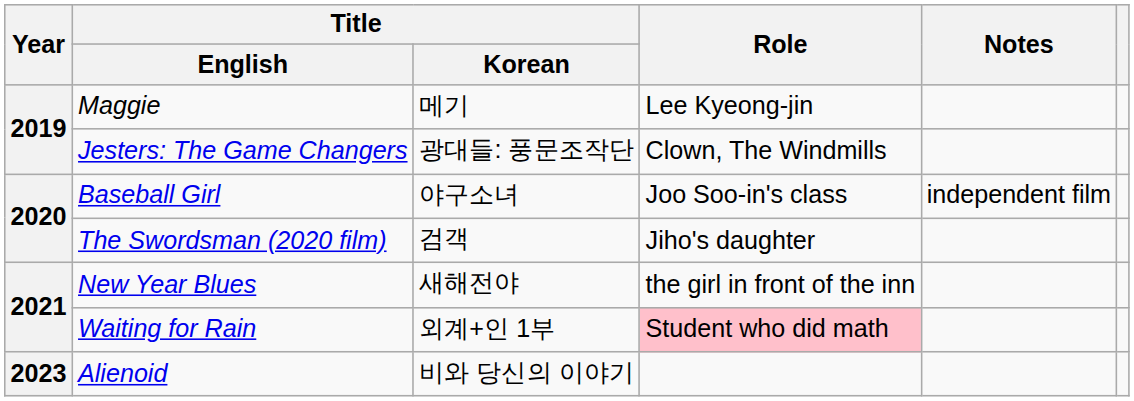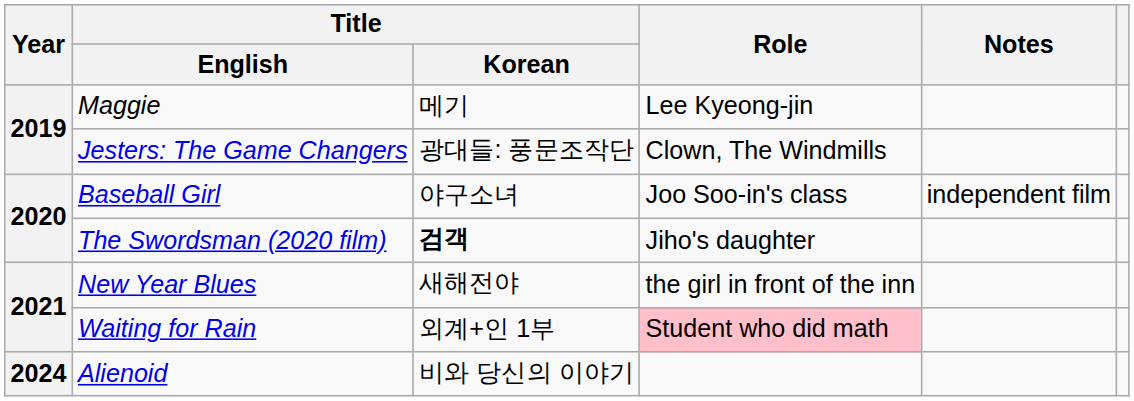(444, 239) normal -> (444, 239) bold
(39, 373) 2023 -> (39, 373) 2024
